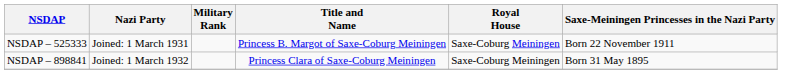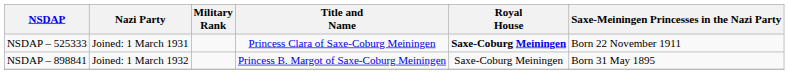(342, 43) Princess B. Margot of Saxe-Coburg Meiningen -> (342, 43) Princess Clara of Saxe-Coburg Meiningen
(505, 43) normal -> (509, 43) bold
(342, 60) Princess Clara of Saxe-Coburg Meiningen -> (342, 60) Princess B. Margot of Saxe-Coburg Meiningen
